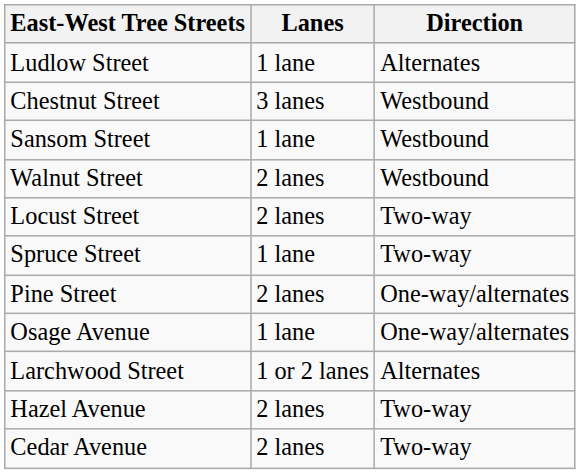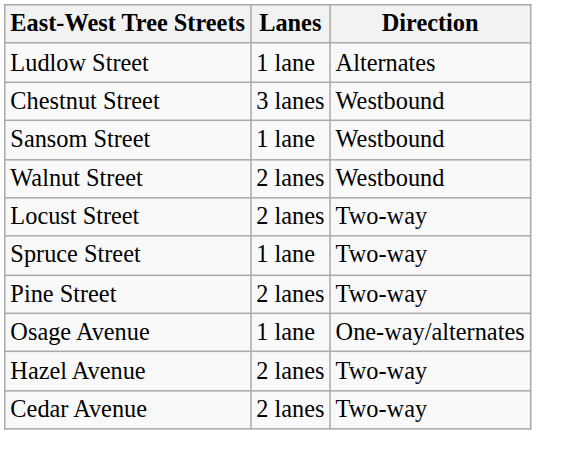(475, 293) One-way/alternates -> (381, 293) Two-way
- row: (97, 370)
